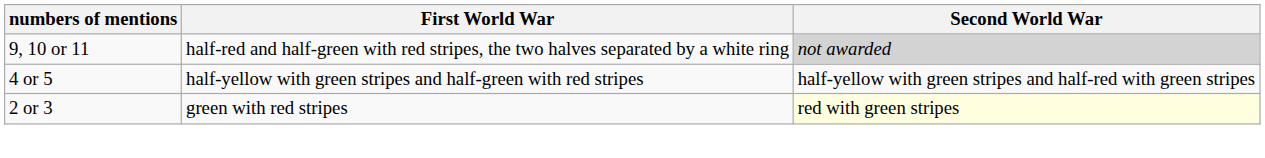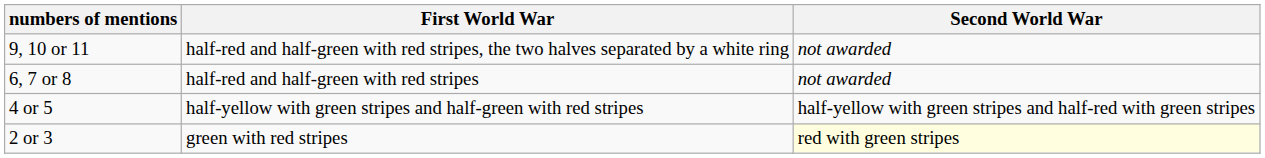(844, 49) lightgrey background -> (844, 49) no background
+ row: (40, 78)
